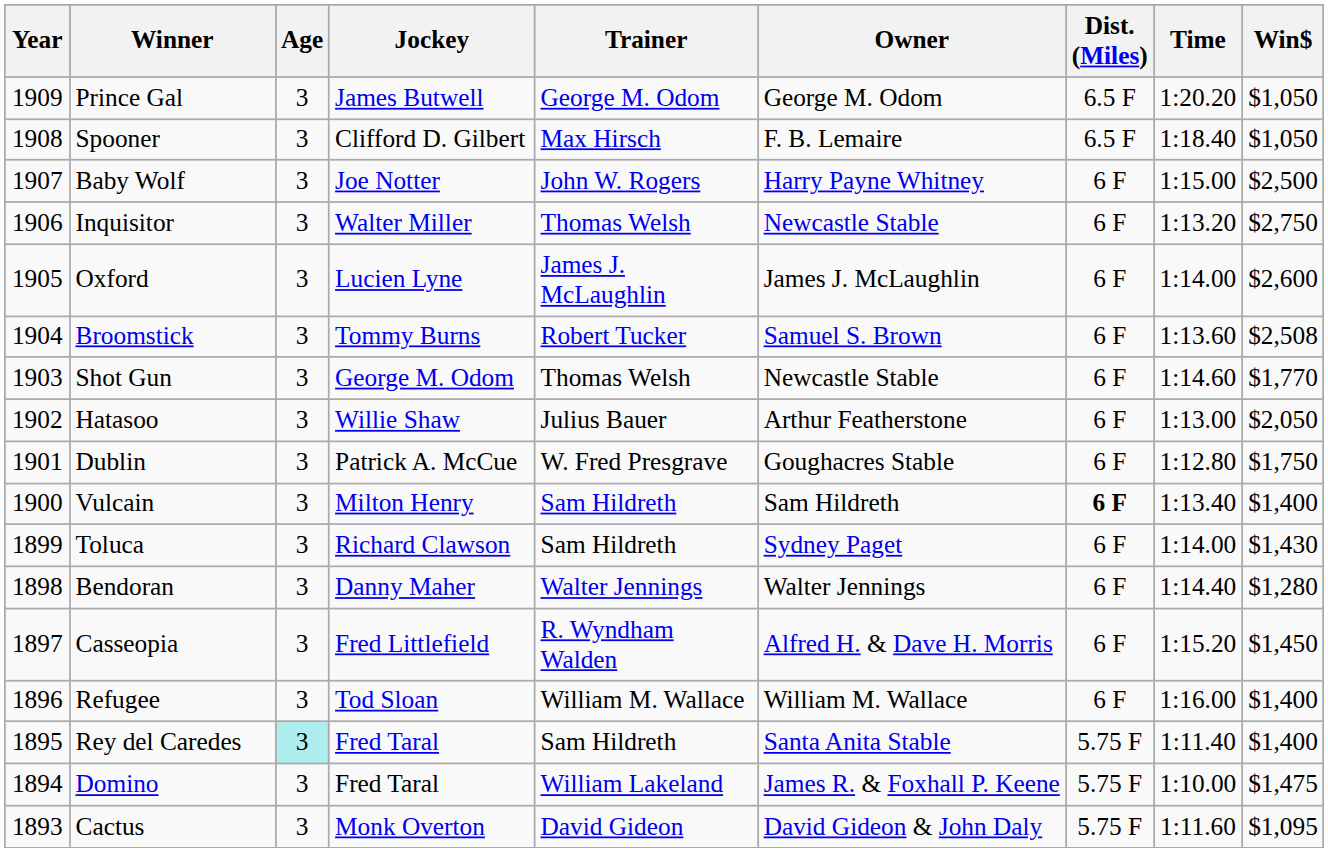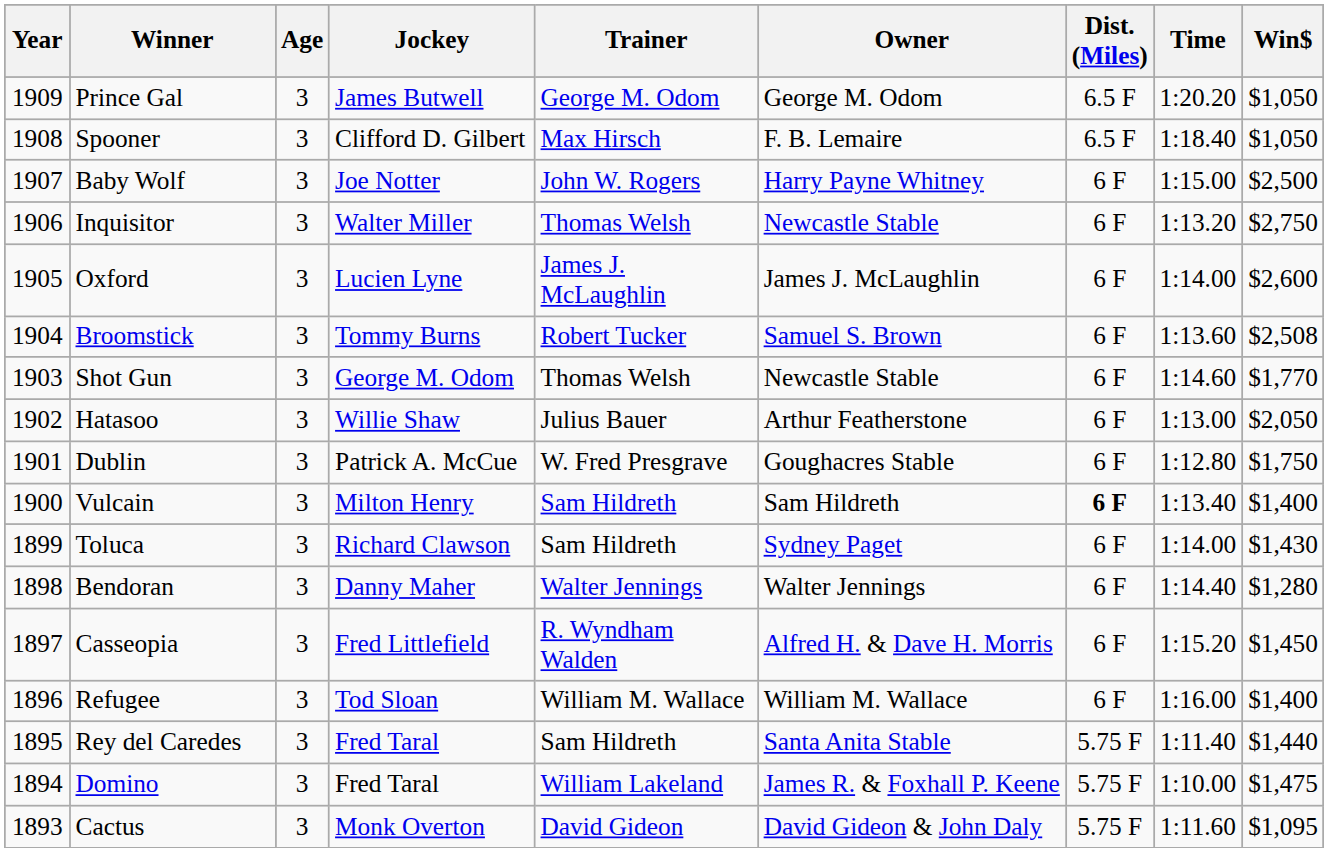(302, 742) paleturquoise background -> (302, 742) no background
(1283, 742) $1,400 -> (1283, 742) $1,440
